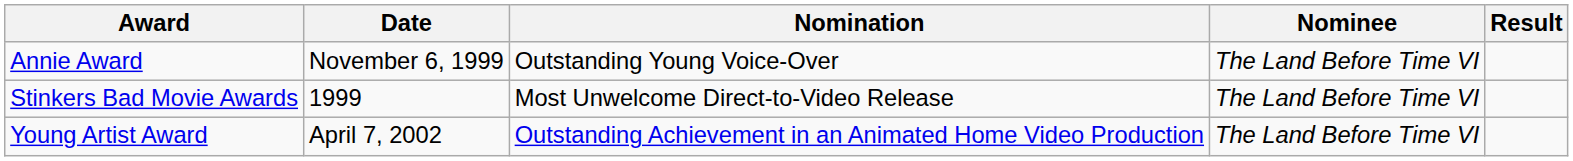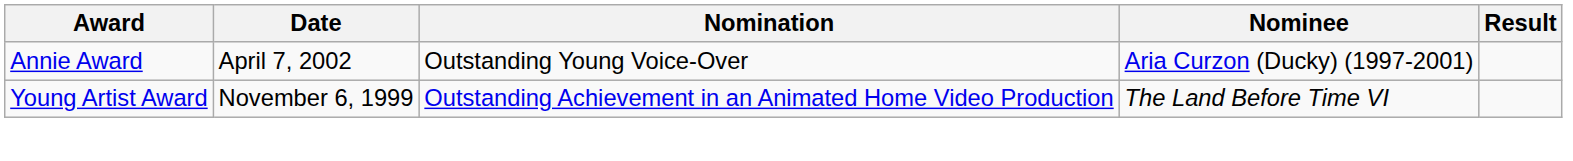(406, 60) November 6, 1999 -> (285, 60) April 7, 2002
(1347, 60) The Land Before Time VI -> (1299, 60) Aria Curzon (Ducky) (1997-2001)
- row: (154, 98)
(375, 135) April 7, 2002 -> (316, 98) November 6, 1999
